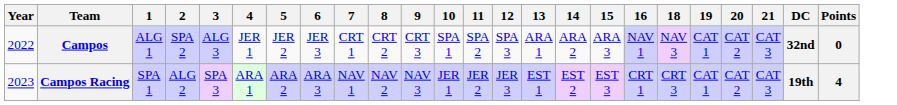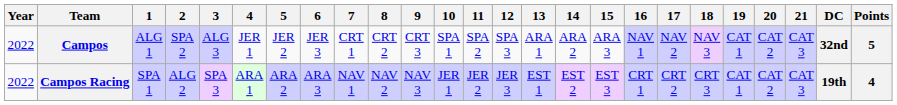+ column: (674, 14)
(839, 44) 0 -> (872, 44) 5
(21, 81) 2023 -> (21, 81) 2022
